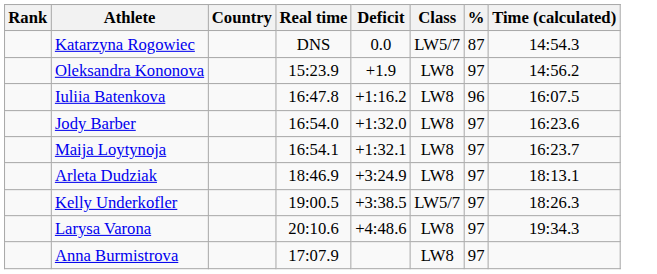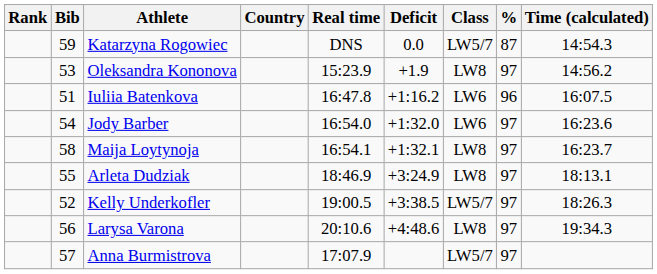+ column: (67, 17)
(437, 96) LW8 -> (470, 96) LW6
(437, 123) LW8 -> (470, 123) LW6
(437, 255) LW8 -> (470, 255) LW5/7
